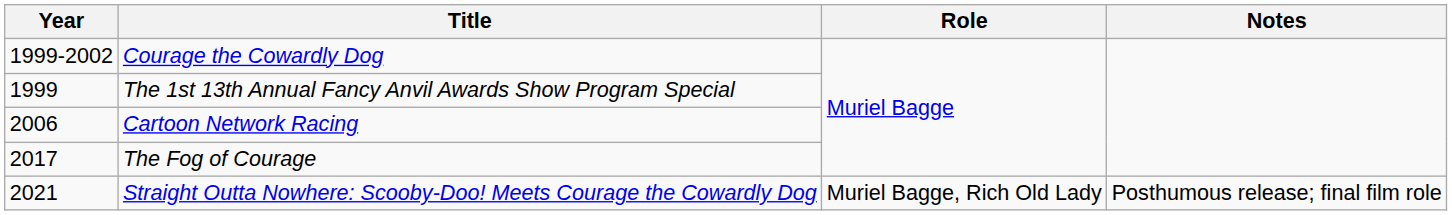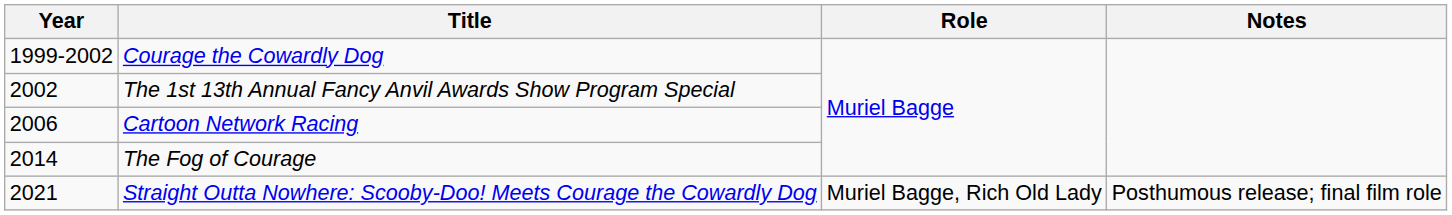(34, 90) 1999 -> (34, 90) 2002
(34, 158) 2017 -> (34, 158) 2014
